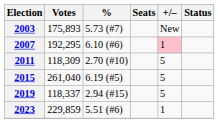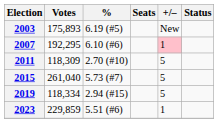(104, 28) 5.73 (#7) -> (104, 28) 6.19 (#5)
(104, 77) 6.19 (#5) -> (104, 77) 5.73 (#7)
(64, 93) 118,337 -> (64, 93) 118,334
